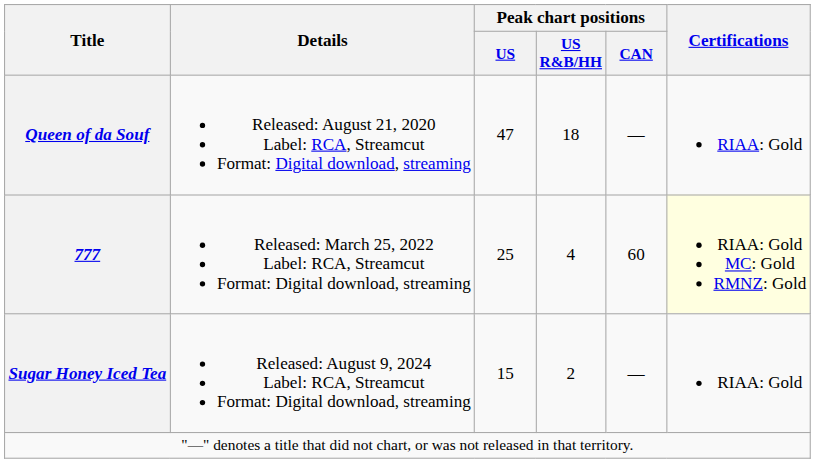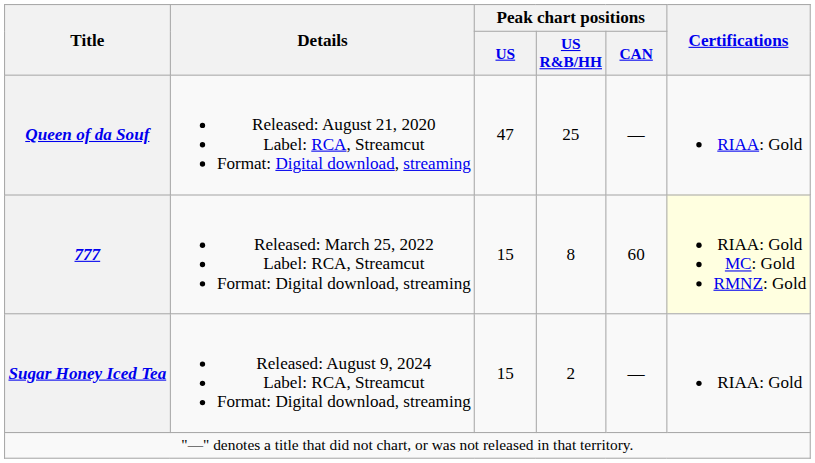(571, 134) 18 -> (571, 134) 25
(505, 254) 25 -> (505, 254) 15
(571, 254) 4 -> (571, 254) 8
